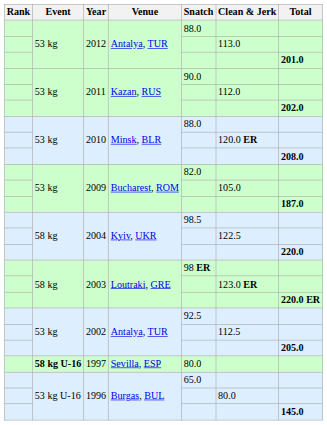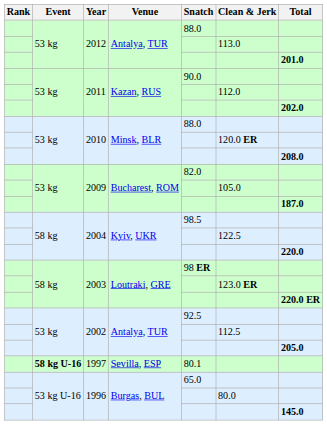(193, 364) 80.0 -> (193, 364) 80.1
